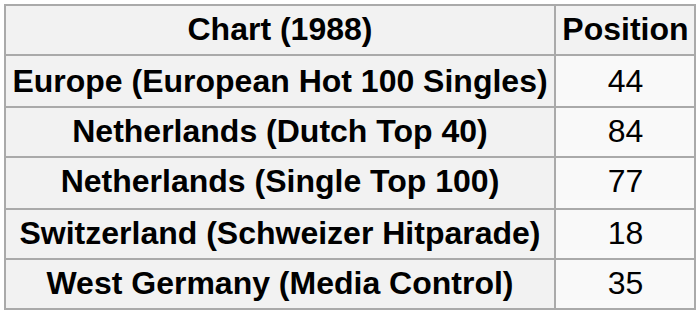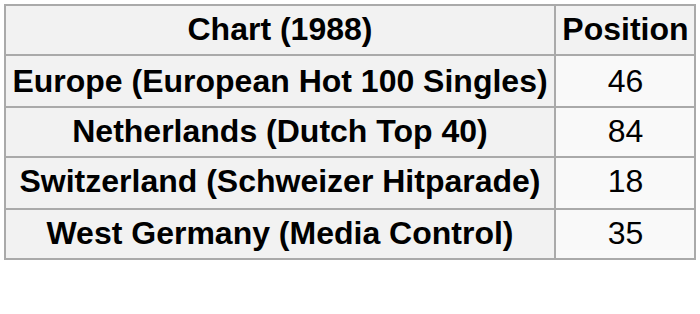(625, 80) 44 -> (625, 80) 46
- row: (280, 182)
